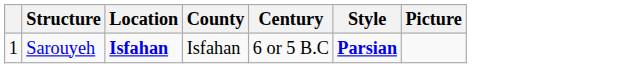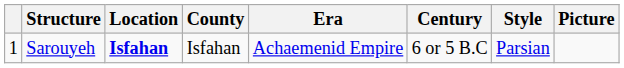+ column: (328, 18)
(367, 47) bold -> (523, 47) normal
